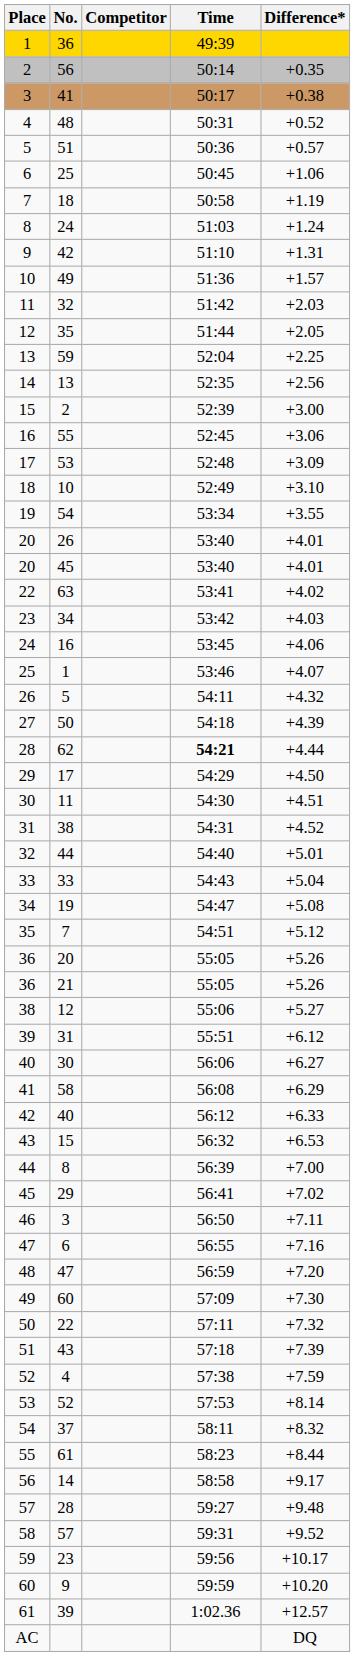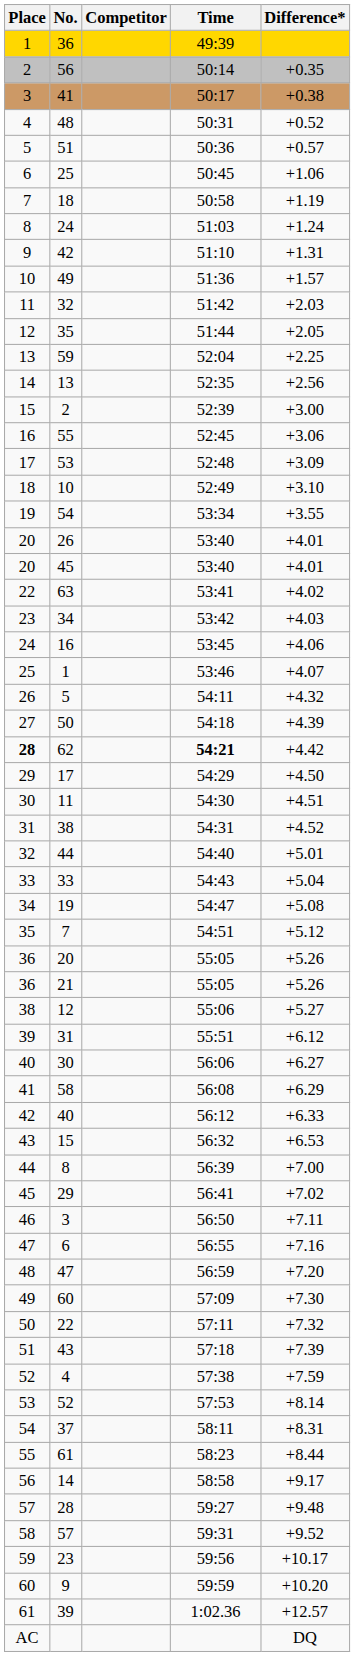(27, 749) normal -> (27, 749) bold
(305, 749) +4.44 -> (305, 749) +4.42
(305, 1428) +8.32 -> (305, 1428) +8.31
